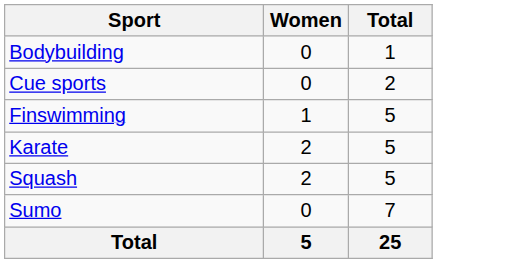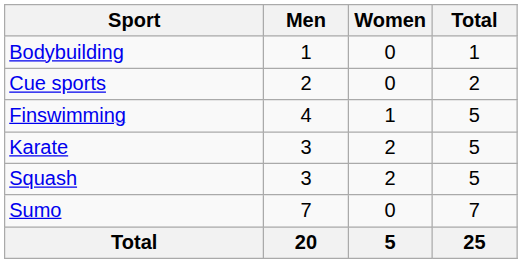+ column: (306, 20)
